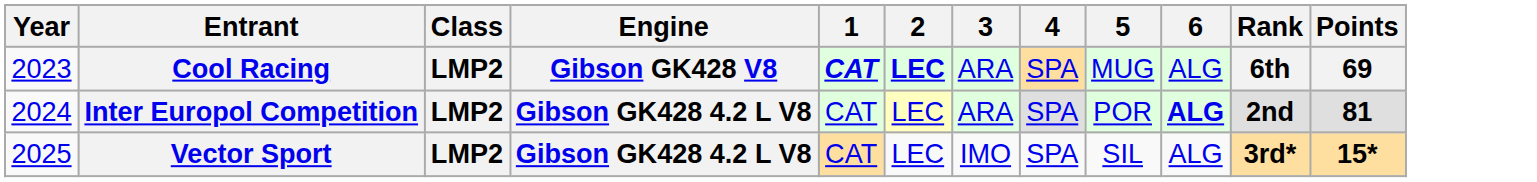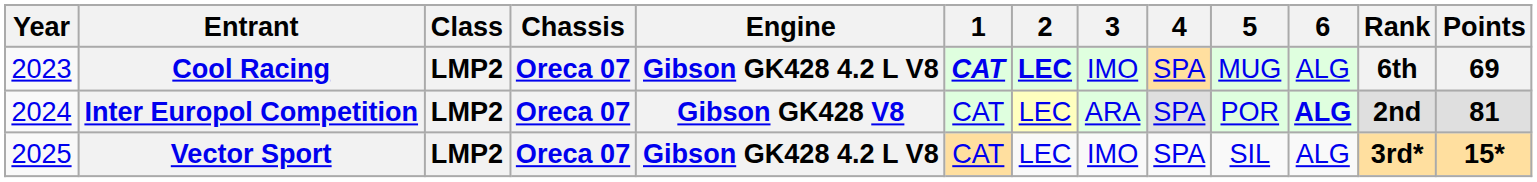+ column: (573, 26)
(664, 69) Gibson GK428 V8 -> (791, 69) Gibson GK428 4.2 L V8
(986, 69) ARA -> (1113, 69) IMO
(664, 111) Gibson GK428 4.2 L V8 -> (791, 111) Gibson GK428 V8
